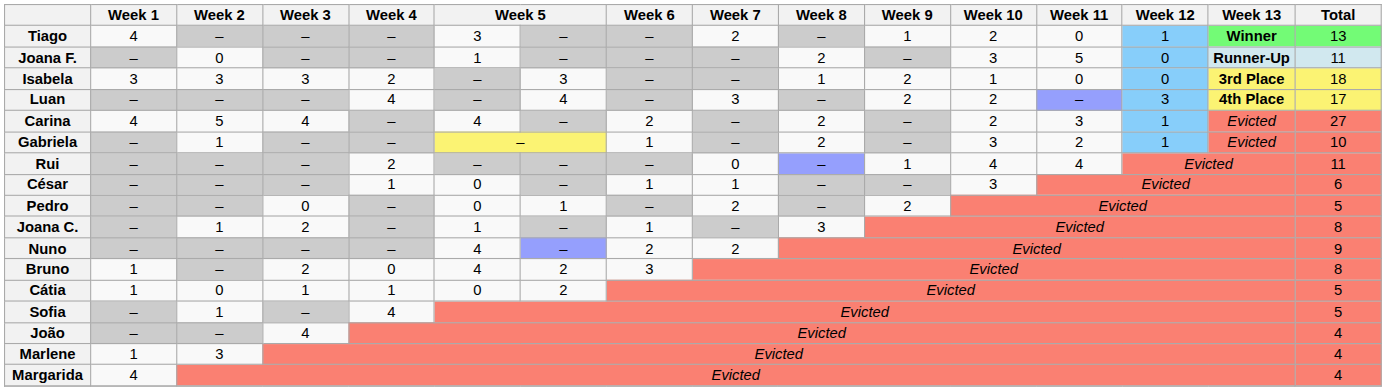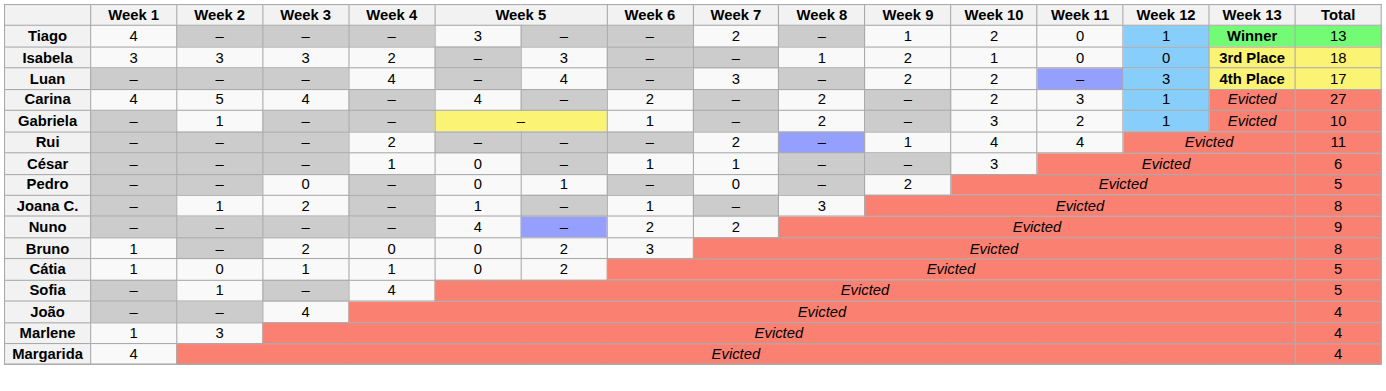- row: (48, 57)
(735, 163) 0 -> (736, 142) 2
(735, 205) 2 -> (736, 184) 0
(477, 269) 4 -> (478, 248) 0
